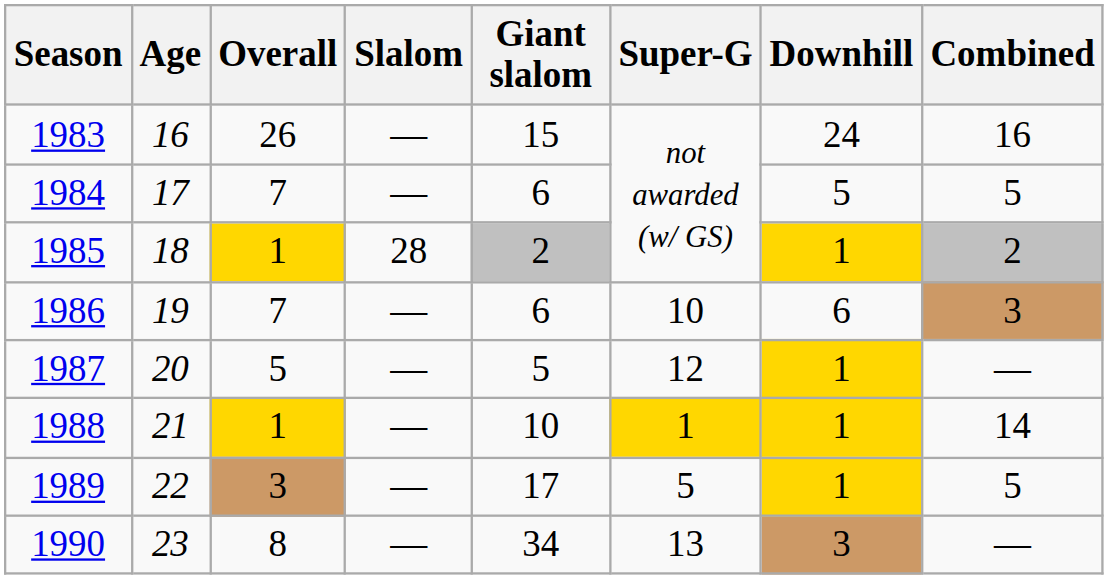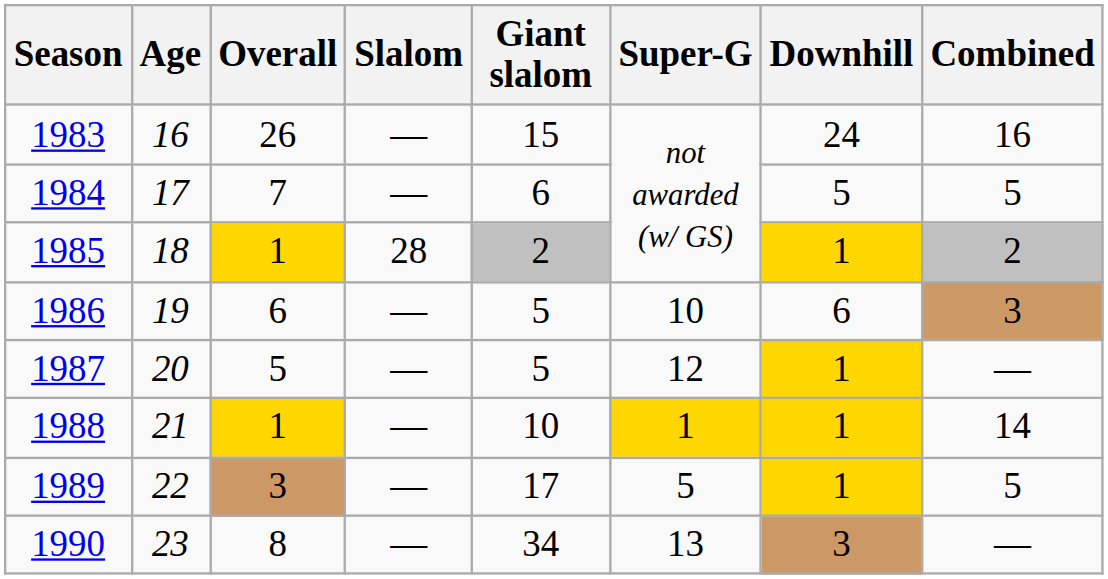(278, 309) 7 -> (278, 309) 6
(541, 309) 6 -> (541, 309) 5
